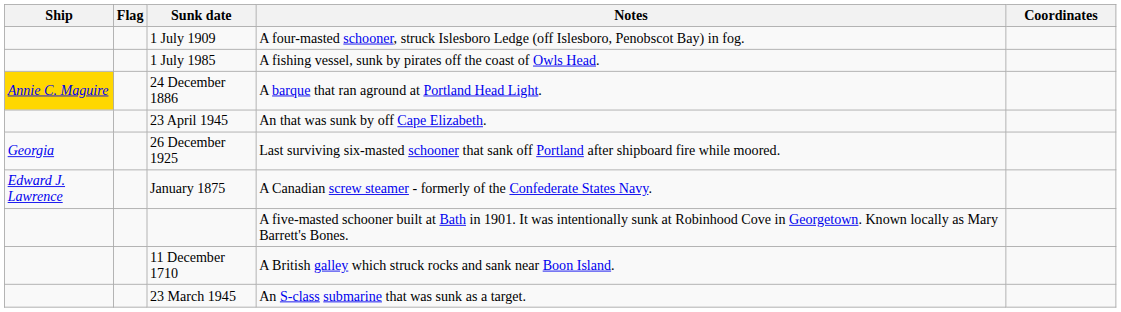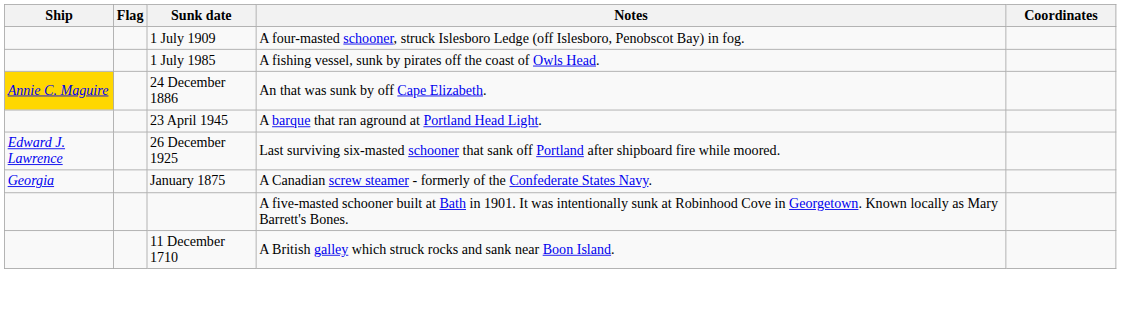(401, 90) A barque that ran aground at Portland Head Light. -> (373, 90) An that was sunk by off Cape Elizabeth.
(373, 120) An that was sunk by off Cape Elizabeth. -> (401, 120) A barque that ran aground at Portland Head Light.
(31, 151) Georgia -> (36, 151) Edward J. Lawrence
(36, 189) Edward J. Lawrence -> (31, 181) Georgia
- row: (193, 295)
